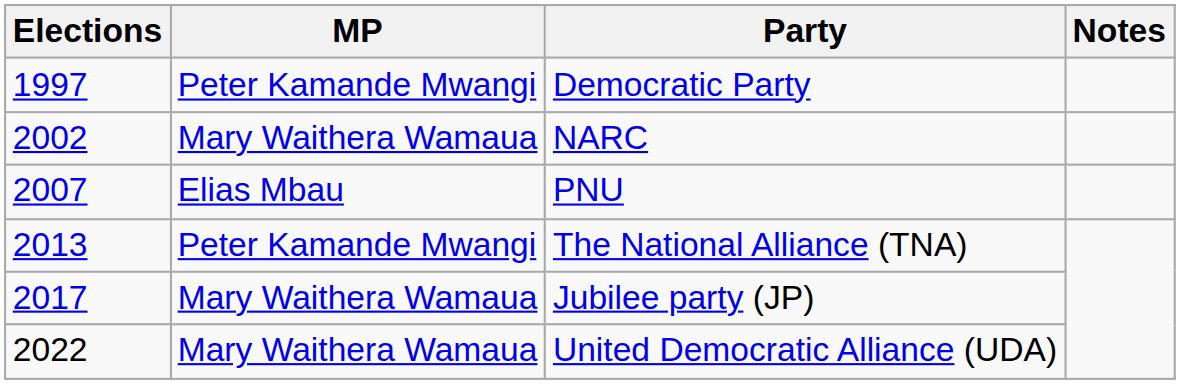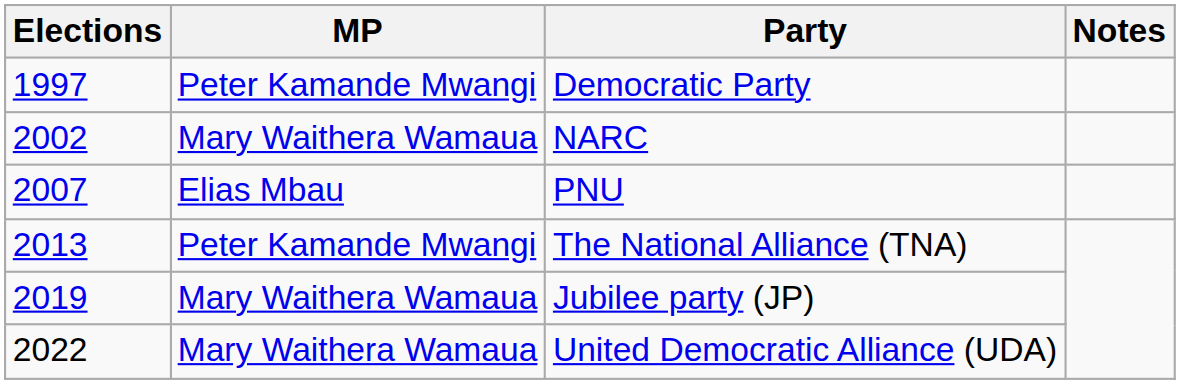(50, 297) 2017 -> (50, 297) 2019
